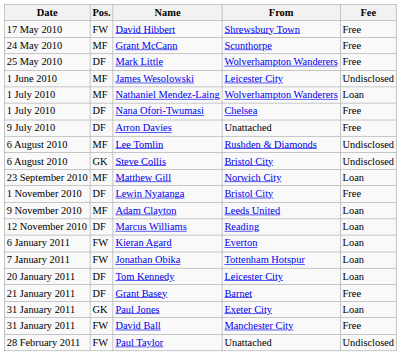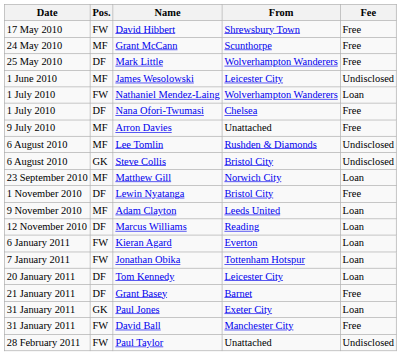(100, 95) MF -> (100, 95) FW
(99, 128) DF -> (100, 128) MF
